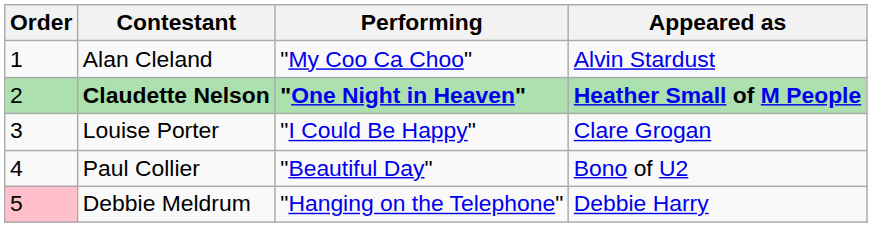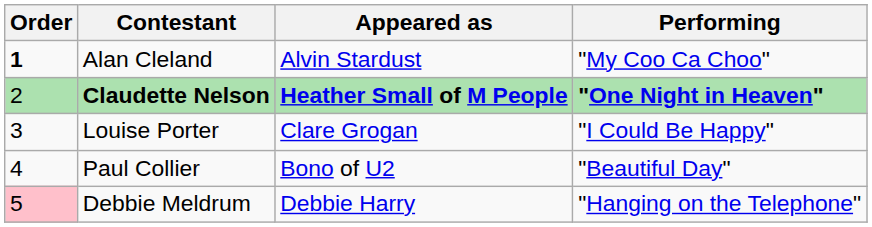columns swapped: (718, 22) <-> (422, 22)
(16, 58) normal -> (16, 58) bold
